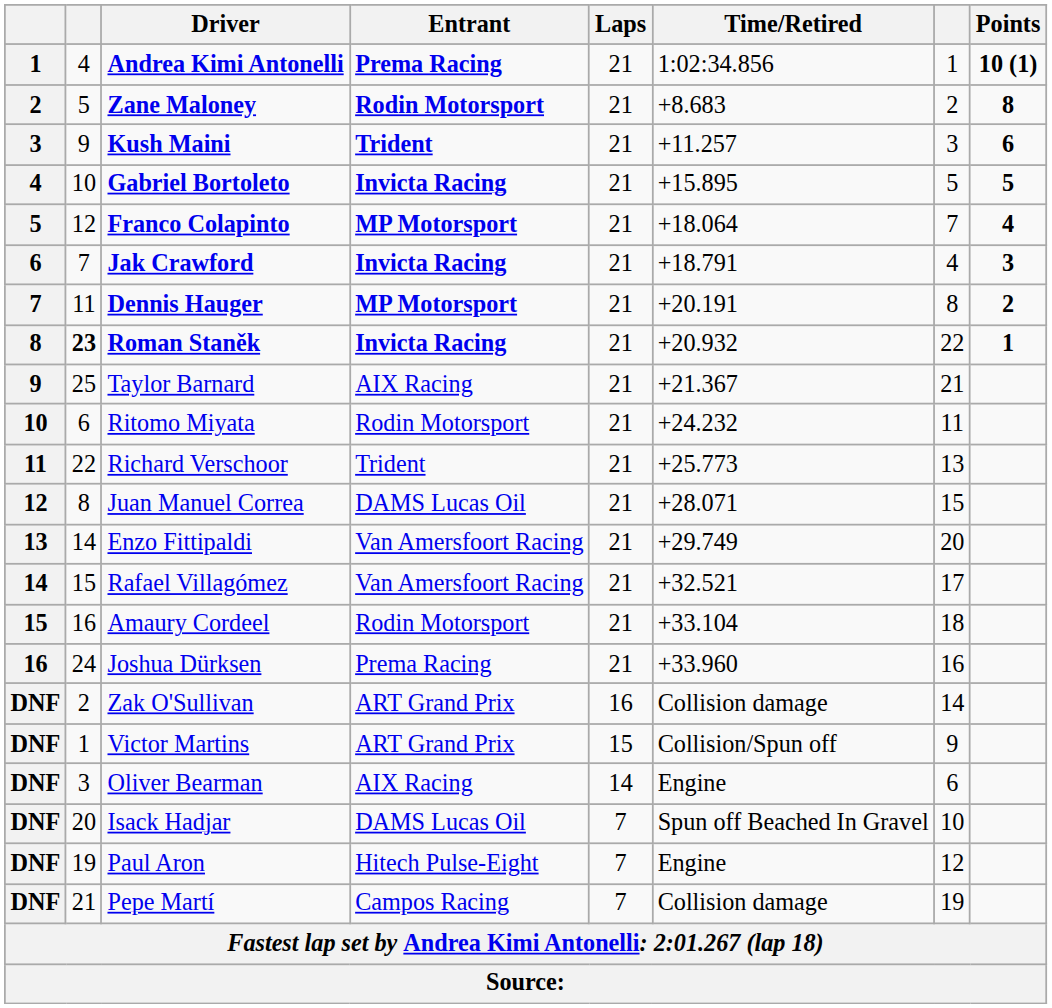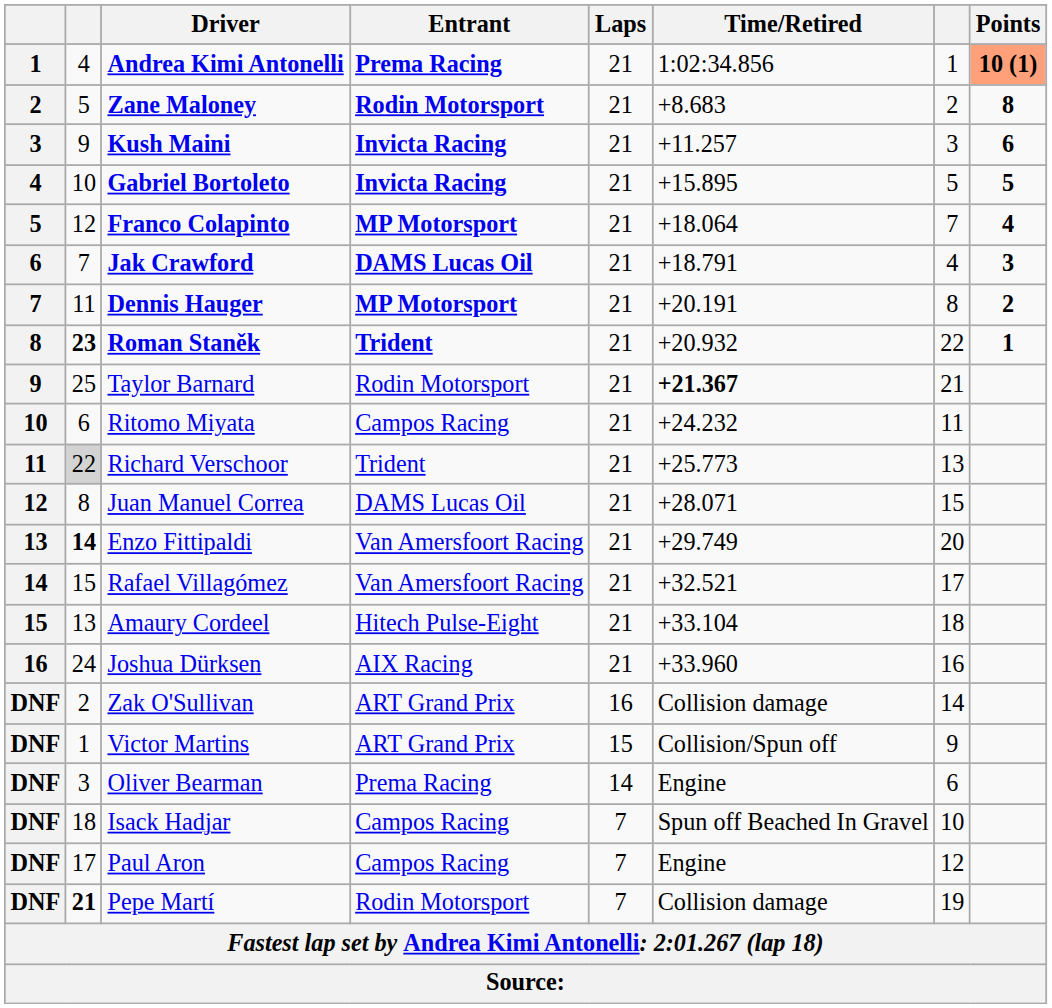(1008, 64) no background -> (1008, 64) lightsalmon background
(394, 143) Trident -> (431, 143) Invicta Racing
(431, 263) Invicta Racing -> (444, 263) DAMS Lucas Oil
(431, 343) Invicta Racing -> (394, 343) Trident
(414, 383) AIX Racing -> (442, 383) Rodin Motorsport
(698, 383) normal -> (698, 383) bold
(442, 423) Rodin Motorsport -> (432, 423) Campos Racing
(84, 463) no background -> (84, 463) lightgrey background
(84, 543) normal -> (84, 543) bold
(84, 623) 16 -> (84, 623) 13
(442, 623) Rodin Motorsport -> (447, 623) Hitech Pulse-Eight
(423, 663) Prema Racing -> (414, 663) AIX Racing
(414, 782) AIX Racing -> (423, 782) Prema Racing
(84, 822) 20 -> (84, 822) 18
(441, 822) DAMS Lucas Oil -> (432, 822) Campos Racing
(84, 862) 19 -> (84, 862) 17
(447, 862) Hitech Pulse-Eight -> (432, 862) Campos Racing
(84, 902) normal -> (84, 902) bold
(432, 902) Campos Racing -> (442, 902) Rodin Motorsport
